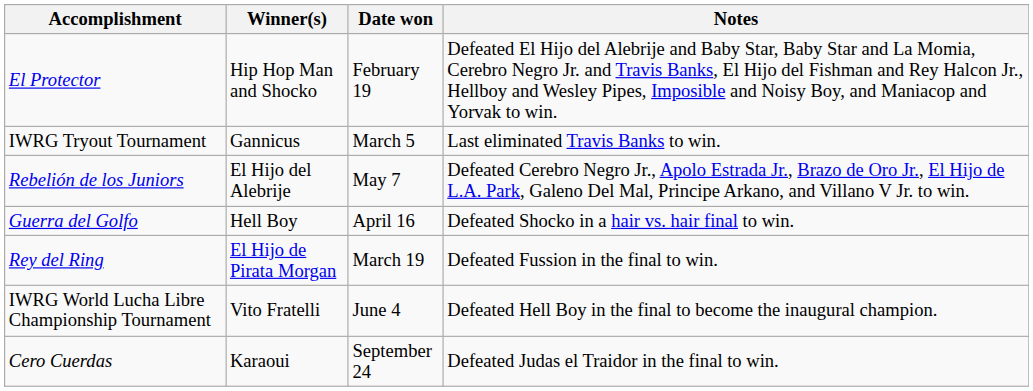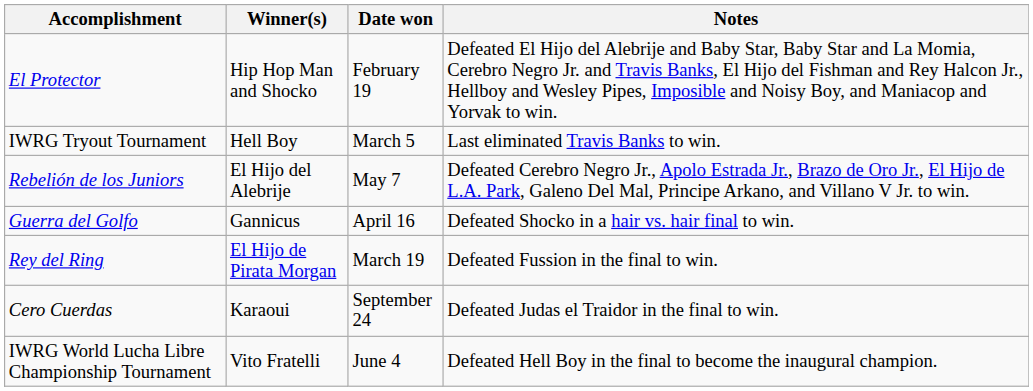(265, 140) Gannicus -> (264, 140) Hell Boy
(264, 220) Hell Boy -> (265, 220) Gannicus
rows swapped: (110, 310) <-> (61, 360)
